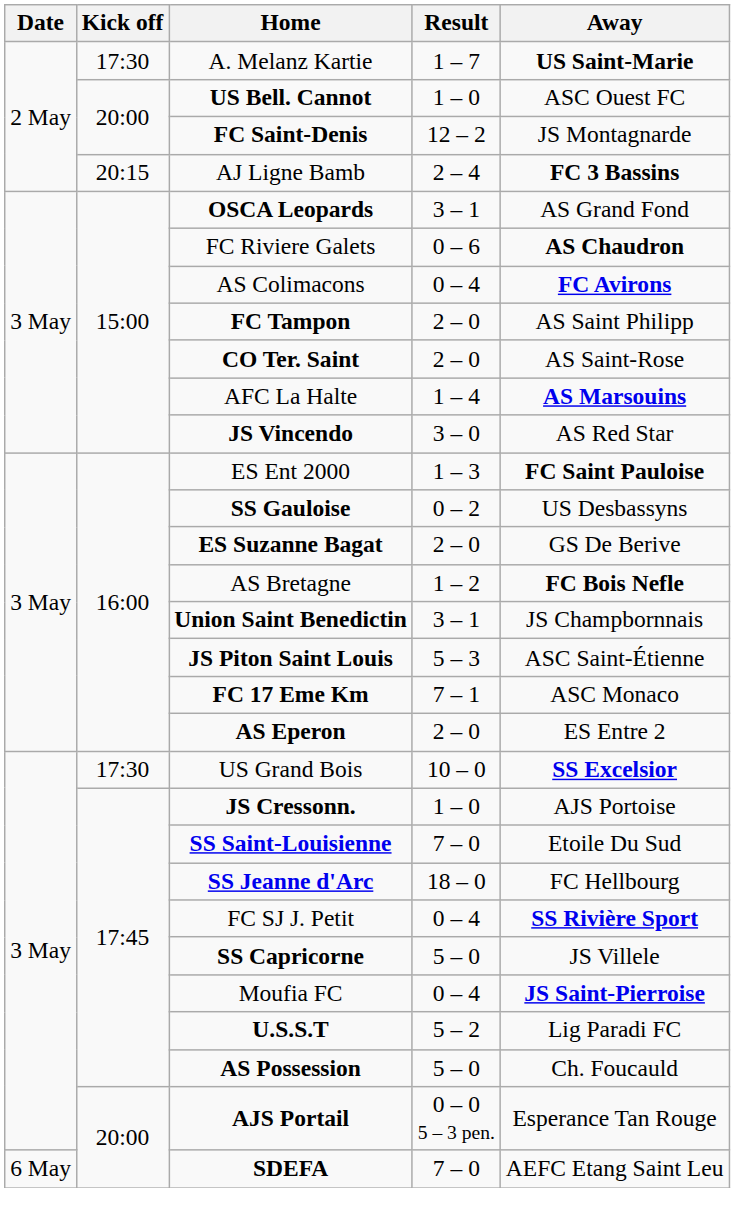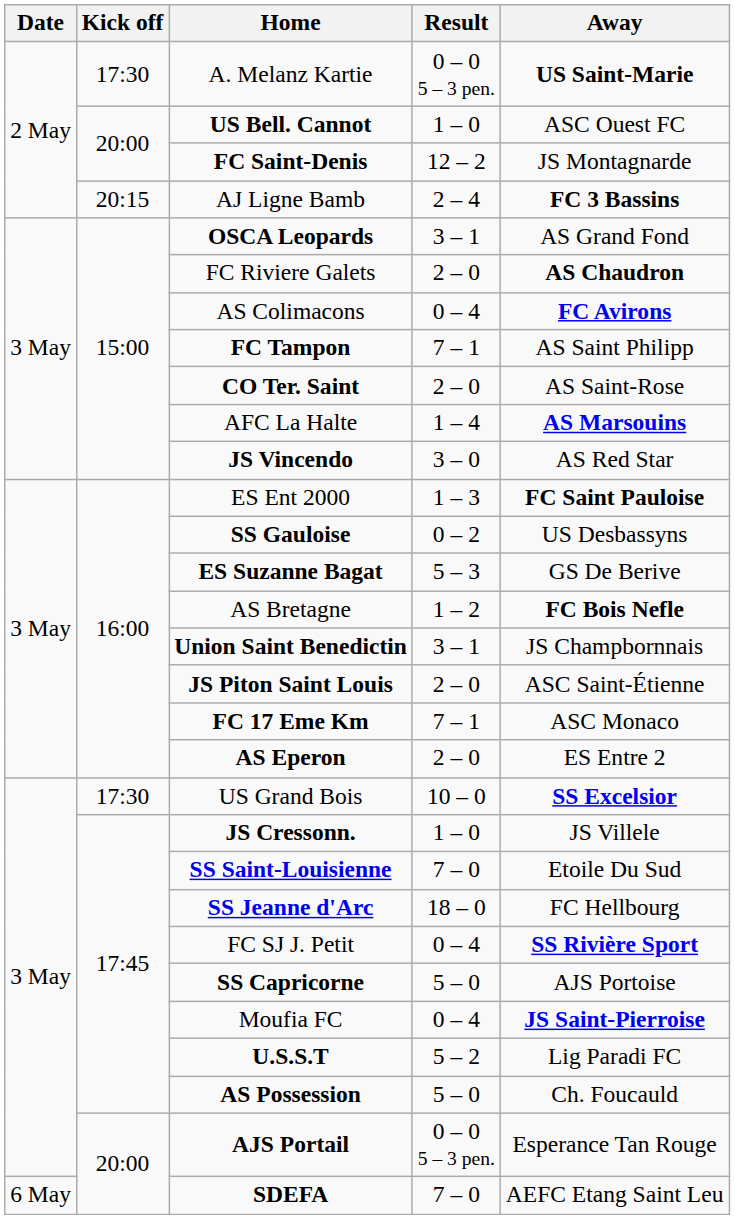(456, 60) 1 – 7 -> (456, 73) 0 – 0 5 – 3 pen.
(456, 246) 0 – 6 -> (456, 273) 2 – 0
(456, 321) 2 – 0 -> (456, 348) 7 – 1
(456, 545) 2 – 0 -> (456, 571) 5 – 3
(456, 657) 5 – 3 -> (456, 683) 2 – 0
(615, 806) AJS Portoise -> (615, 832) JS Villele
(615, 955) JS Villele -> (615, 982) AJS Portoise
